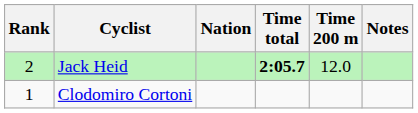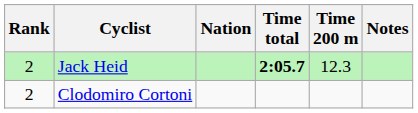(336, 66) 12.0 -> (336, 66) 12.3
(29, 94) 1 -> (29, 94) 2
